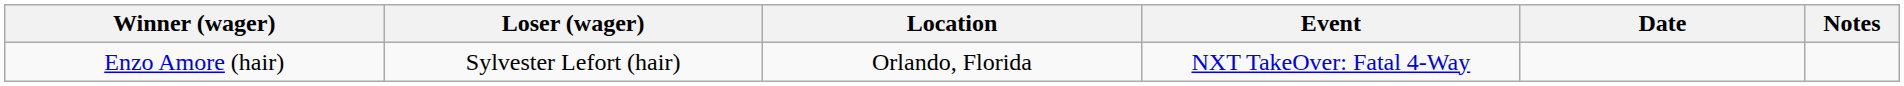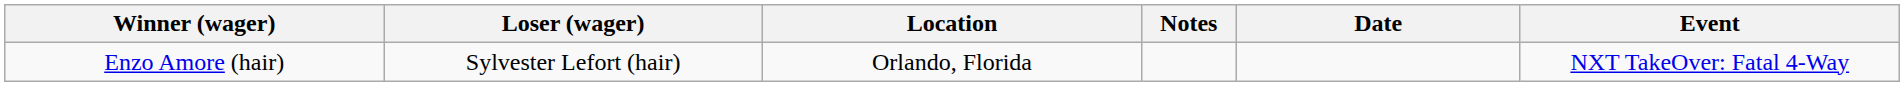columns swapped: (1331, 23) <-> (1852, 23)
